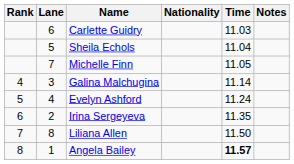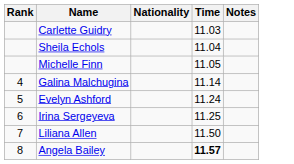- column: (51, 13)
(238, 116) 11.35 -> (208, 116) 11.25
